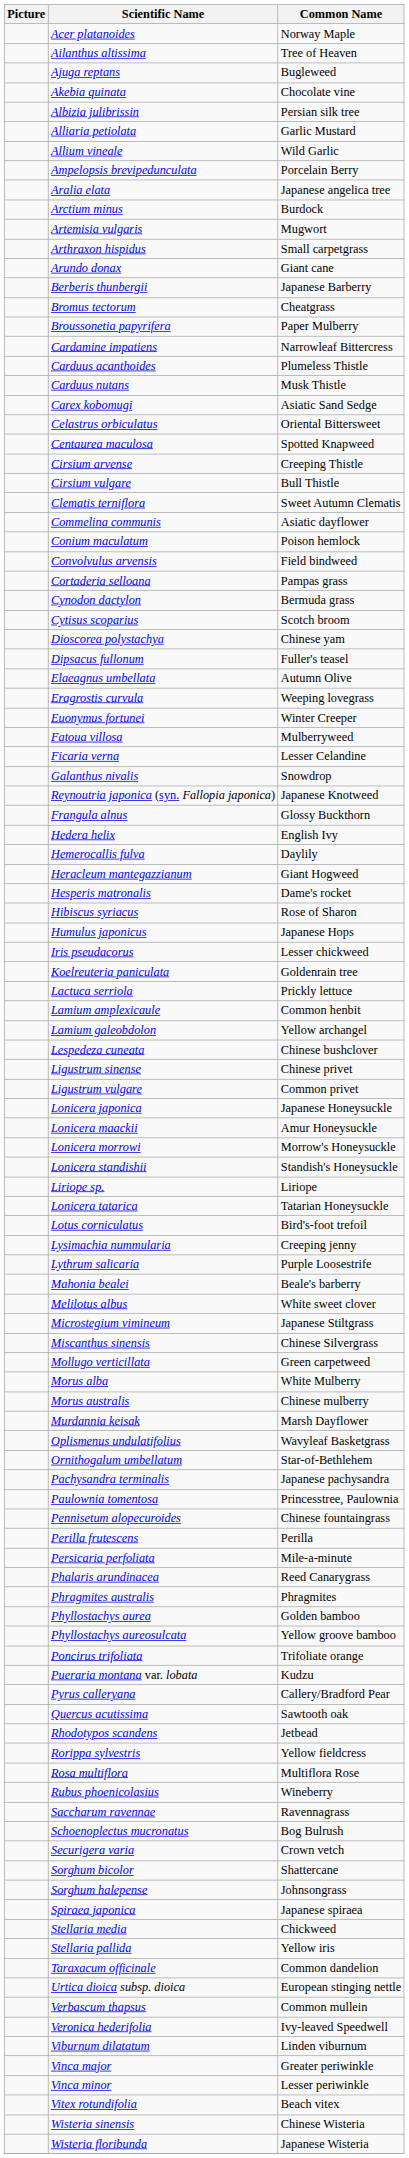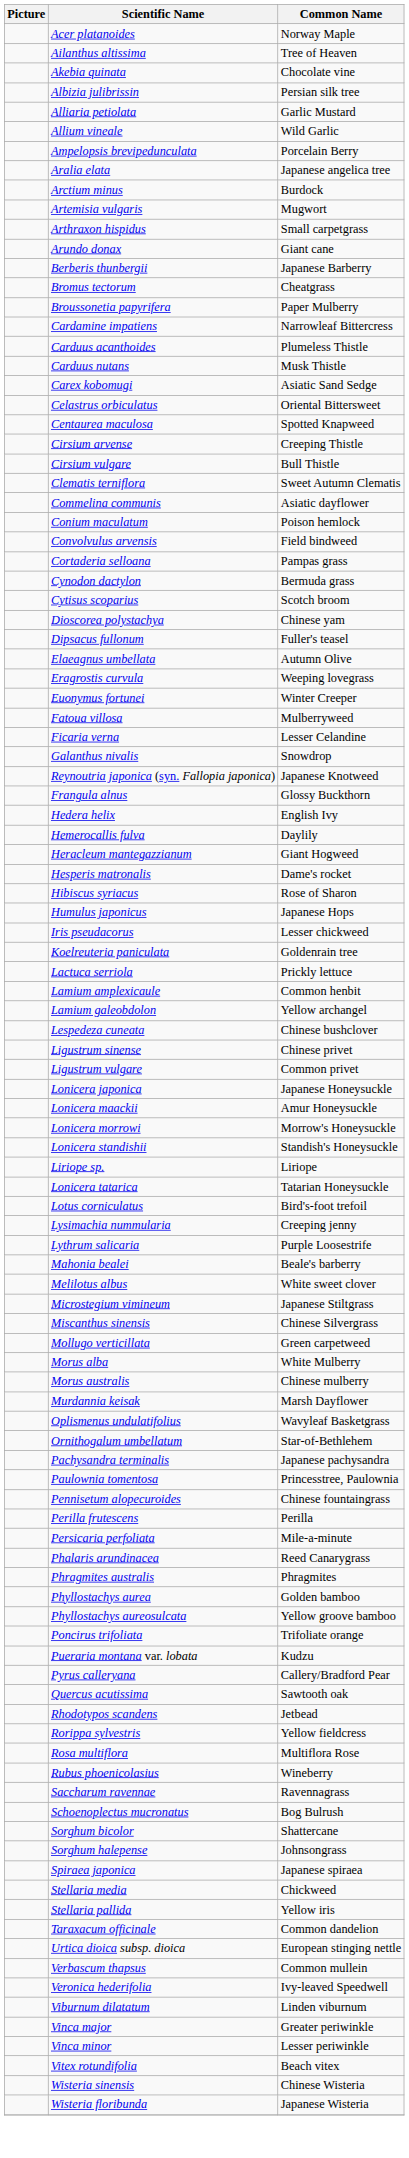- row: (85, 72)
- row: (93, 1850)
